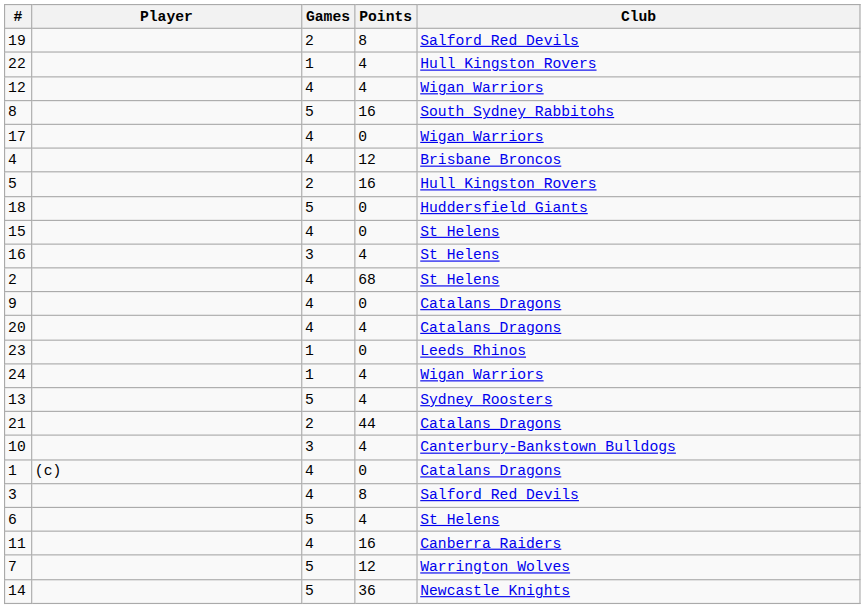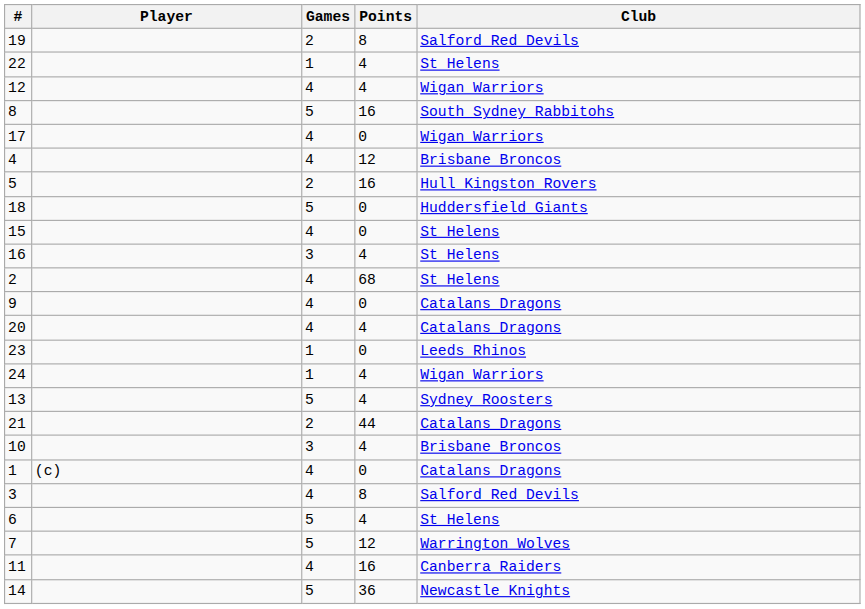(508, 64) Hull Kingston Rovers -> (460, 64) St Helens
(548, 447) Canterbury-Bankstown Bulldogs -> (491, 447) Brisbane Broncos
rows swapped: (17, 543) <-> (12, 567)
